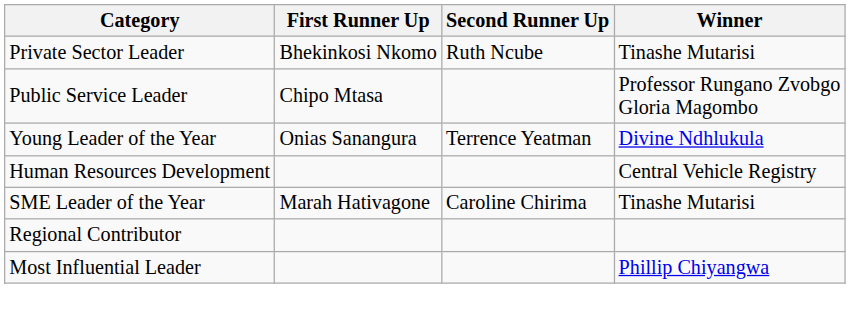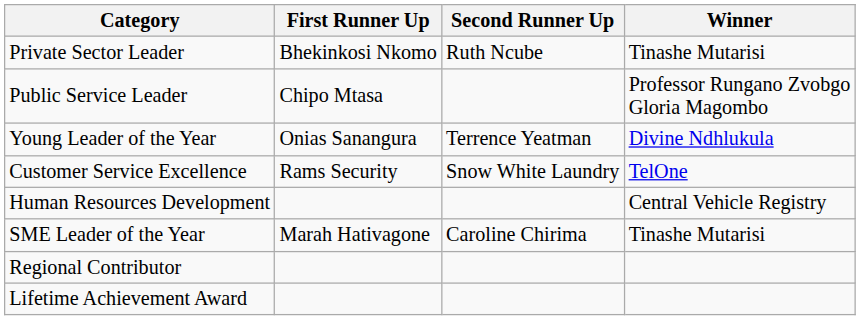+ row: (128, 171)
- row: (105, 266)
+ row: (128, 298)
